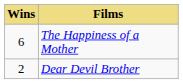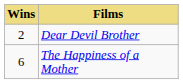rows swapped: (90, 41) <-> (90, 68)
